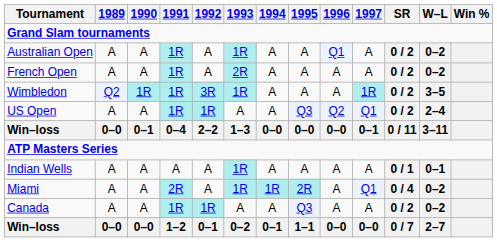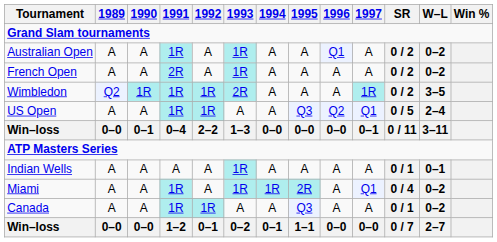(176, 71) 1R -> (176, 71) 2R
(240, 71) 2R -> (240, 71) 1R
(208, 91) 3R -> (208, 91) 1R
(240, 91) 1R -> (240, 91) 2R
(402, 110) 0 / 2 -> (402, 110) 0 / 5
(176, 188) 2R -> (176, 188) 1R
(402, 207) 0 / 2 -> (402, 207) 0 / 1
